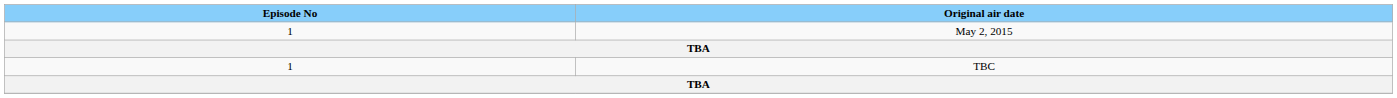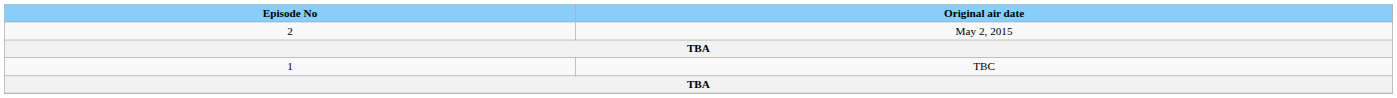(290, 31) 1 -> (290, 31) 2
